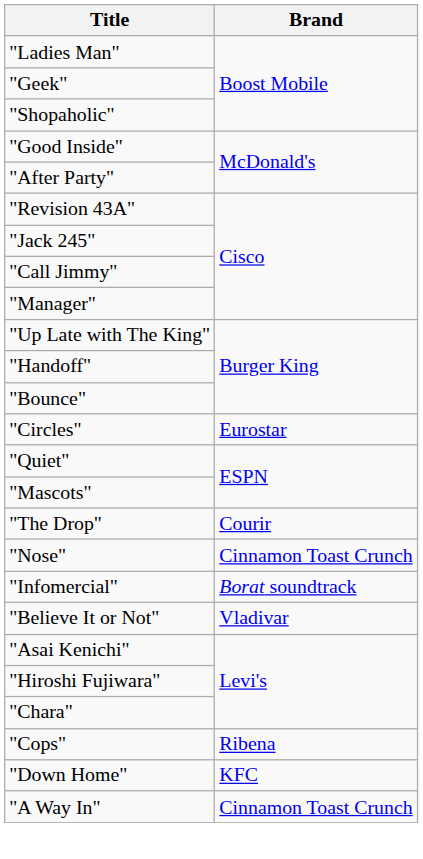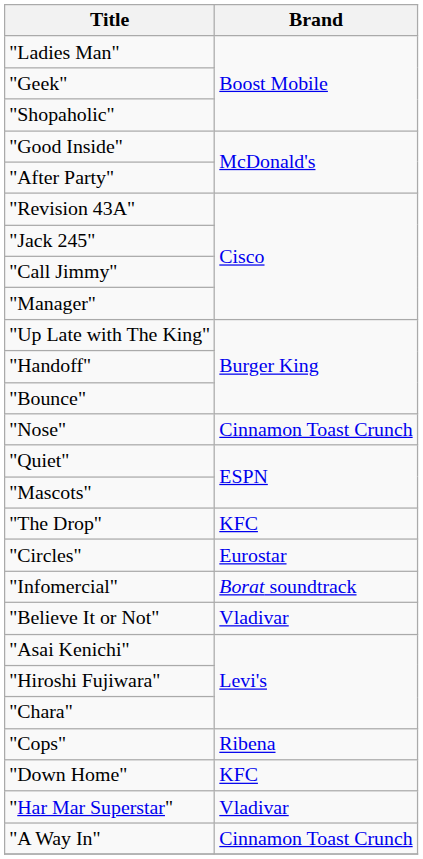rows swapped: (45, 429) <-> (38, 555)
(245, 523) Courir -> (239, 523) KFC
+ row: (91, 806)
